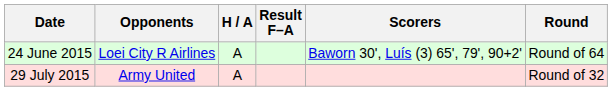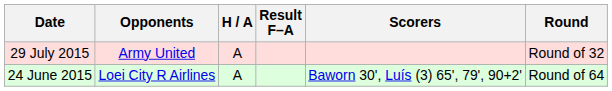rows swapped: (50, 53) <-> (50, 75)
